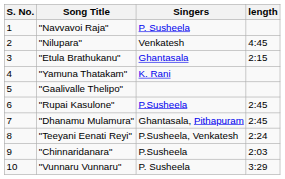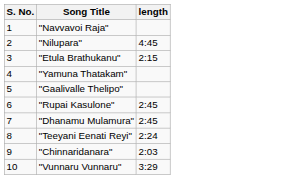- column: (191, 12)
